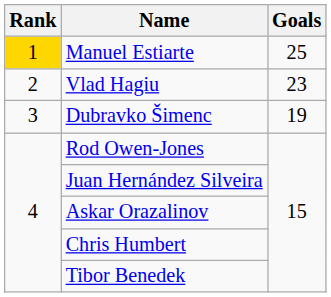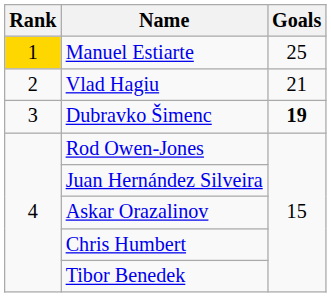(297, 84) 23 -> (297, 84) 21
(297, 116) normal -> (297, 116) bold
